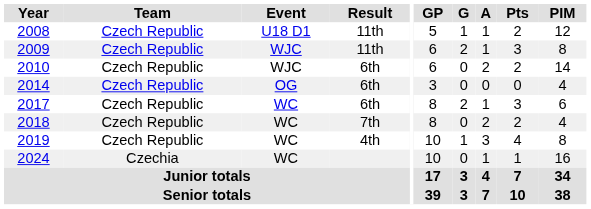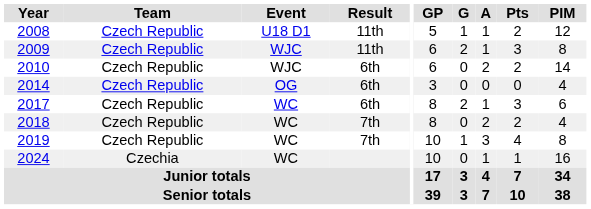(370, 140) 4th -> (370, 140) 7th
